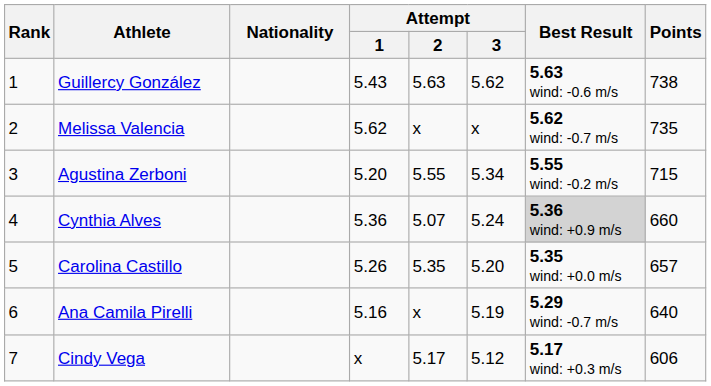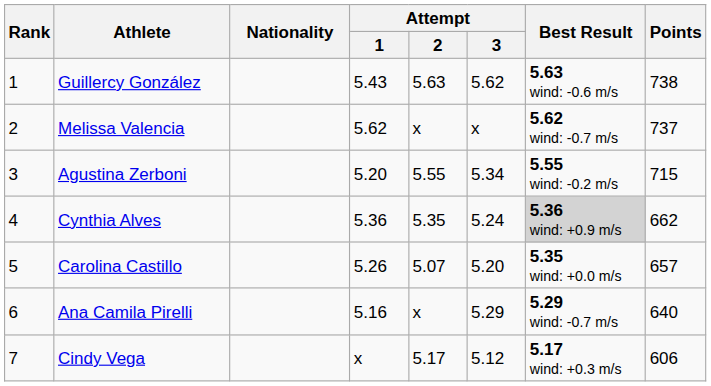(664, 128) 735 -> (664, 128) 737
(429, 220) 5.07 -> (429, 220) 5.35
(664, 220) 660 -> (664, 220) 662
(429, 266) 5.35 -> (429, 266) 5.07
(488, 312) 5.19 -> (488, 312) 5.29
